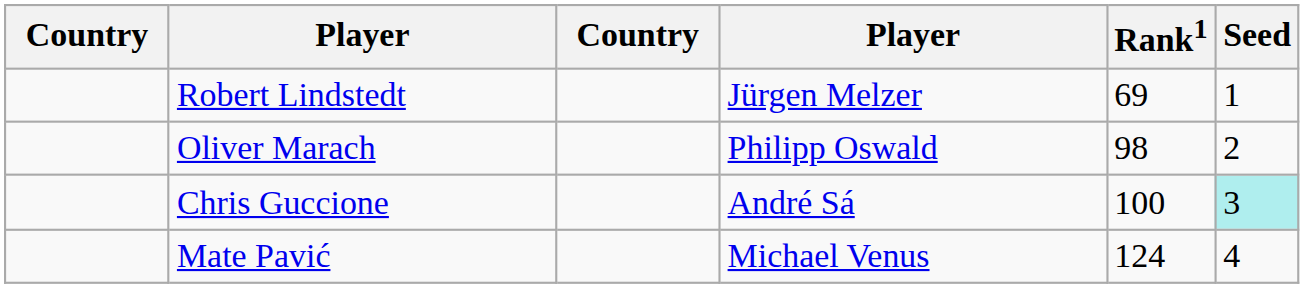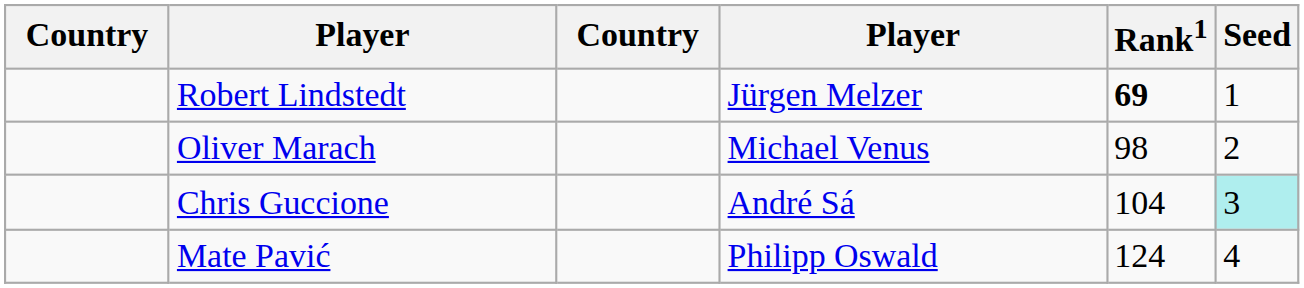(1131, 94) normal -> (1131, 94) bold
(833, 148) Philipp Oswald -> (829, 148) Michael Venus
(1140, 201) 100 -> (1140, 201) 104
(829, 255) Michael Venus -> (833, 255) Philipp Oswald
